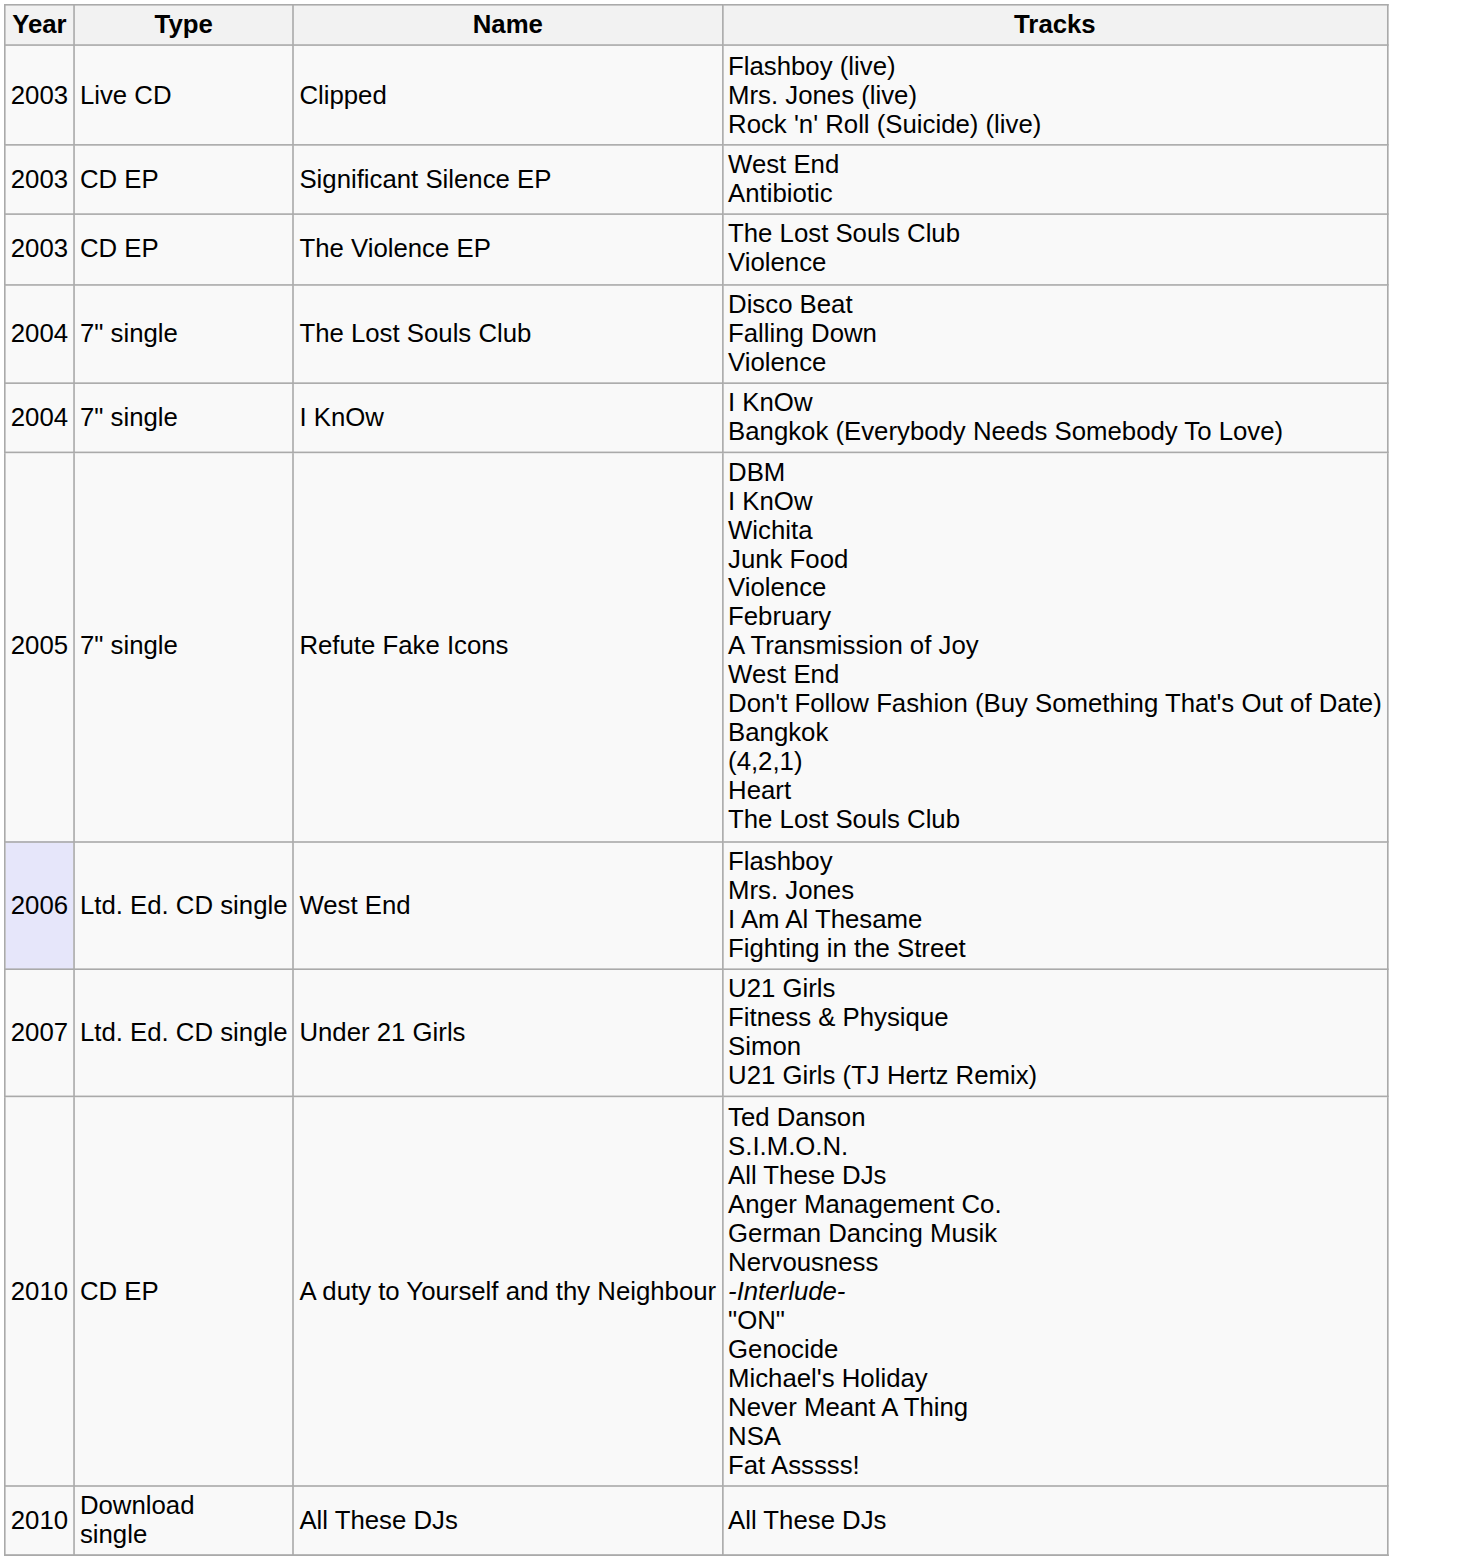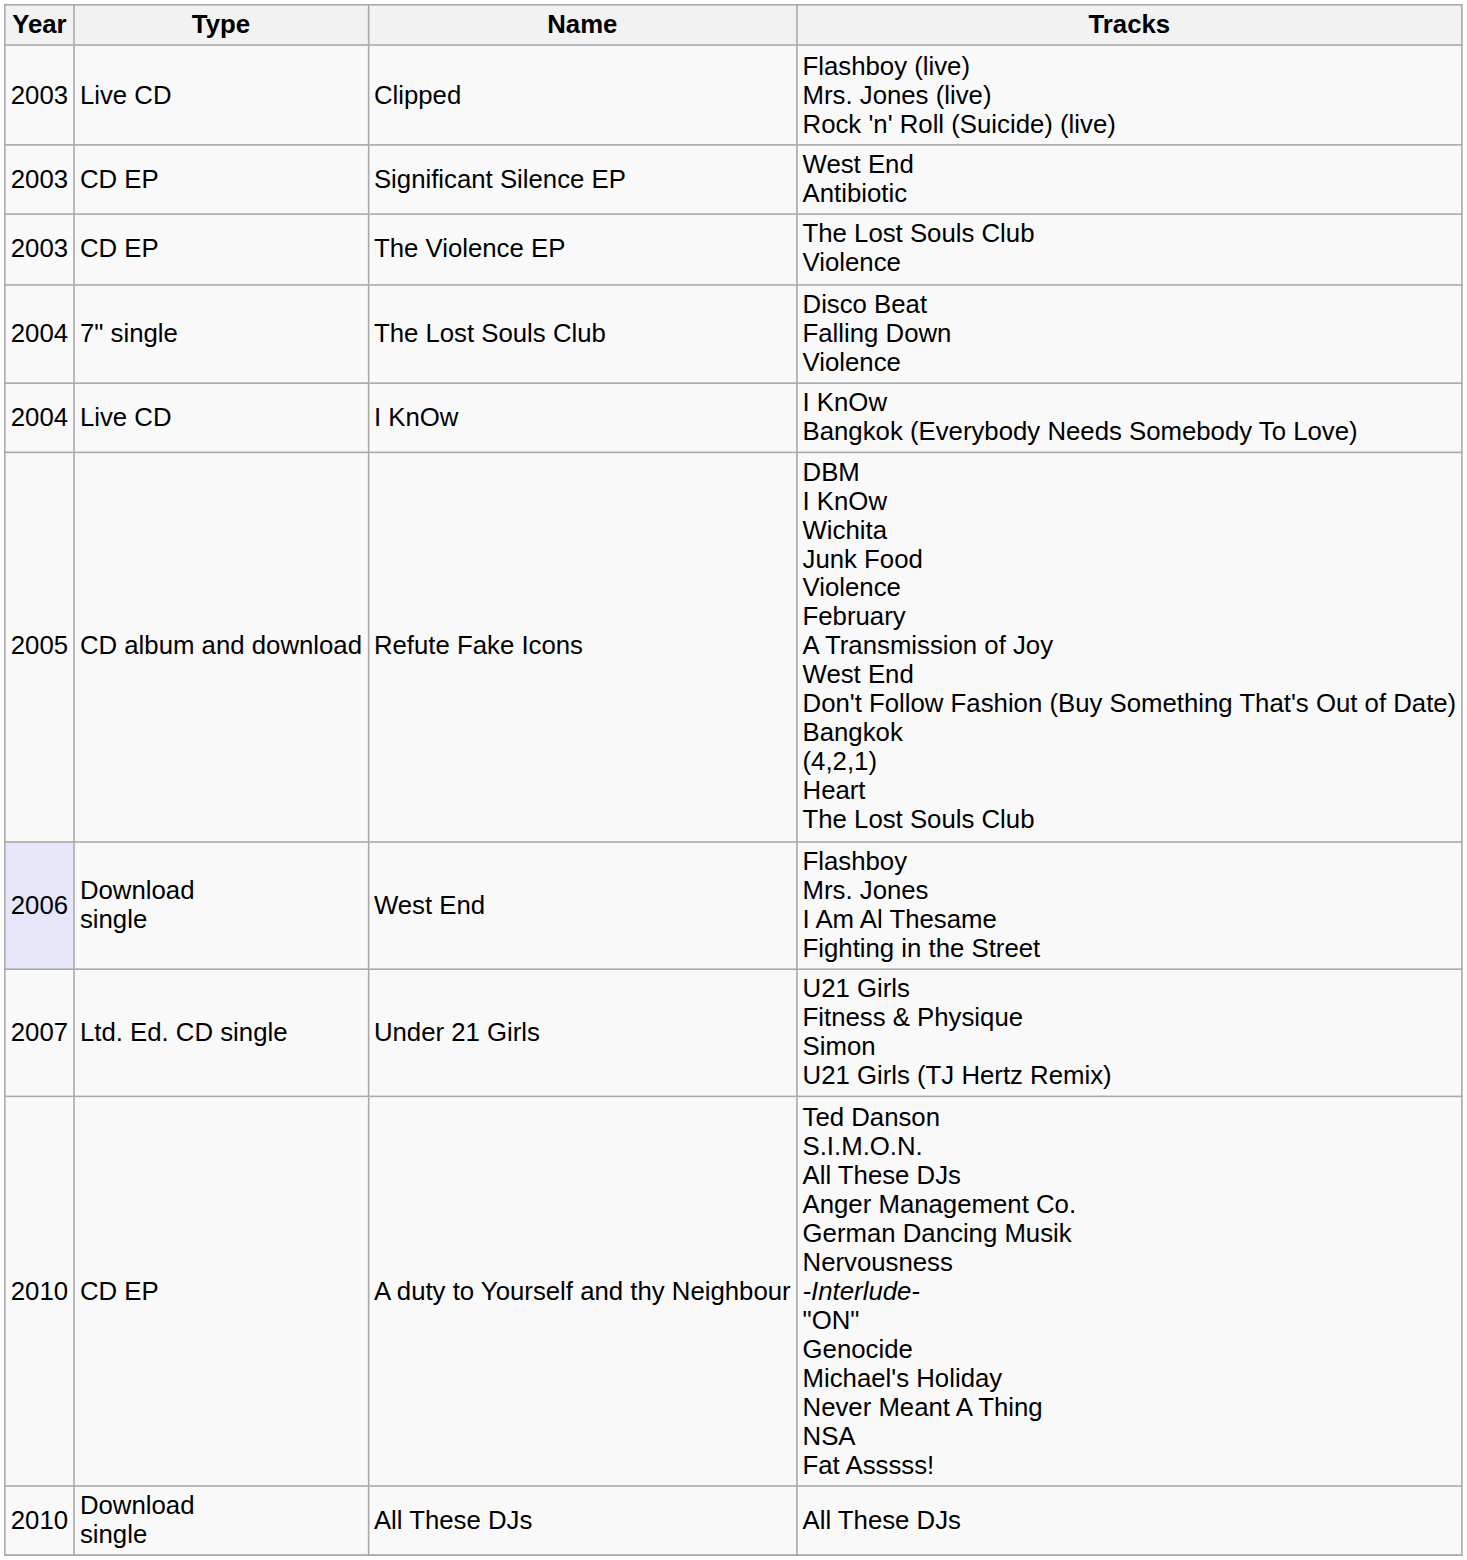(129, 417) 7" single -> (126, 417) Live CD
(129, 646) 7" single -> (221, 646) CD album and download
(184, 904) Ltd. Ed. CD single -> (137, 904) Download single
